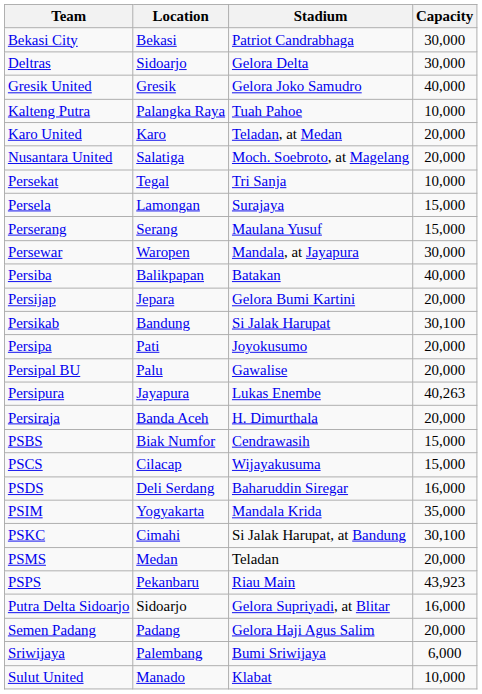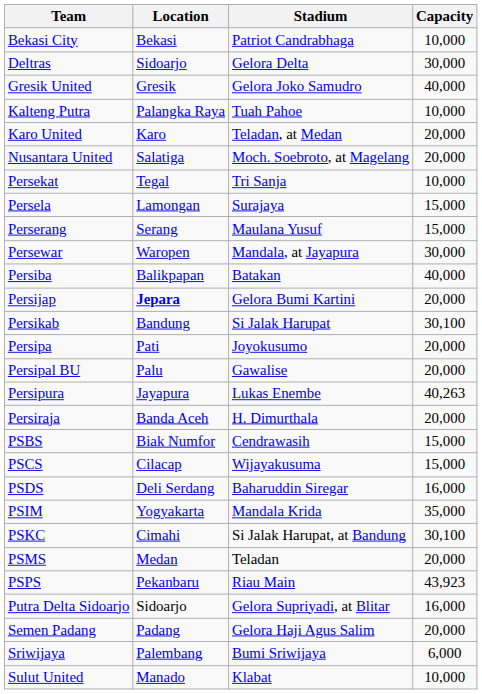(445, 39) 30,000 -> (445, 39) 10,000
(155, 299) normal -> (158, 299) bold
